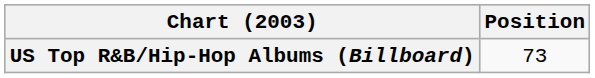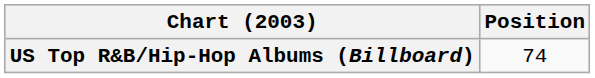(535, 56) 73 -> (535, 56) 74
